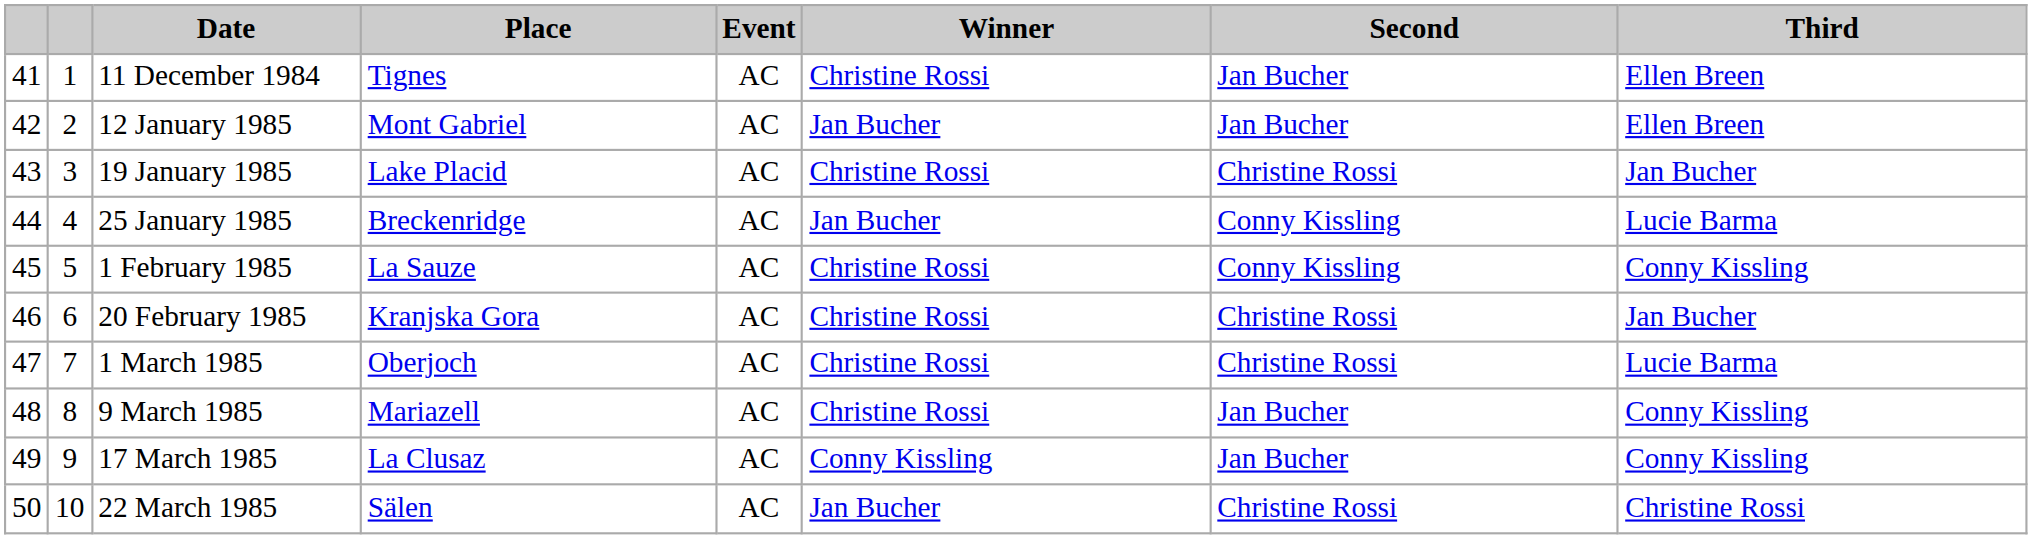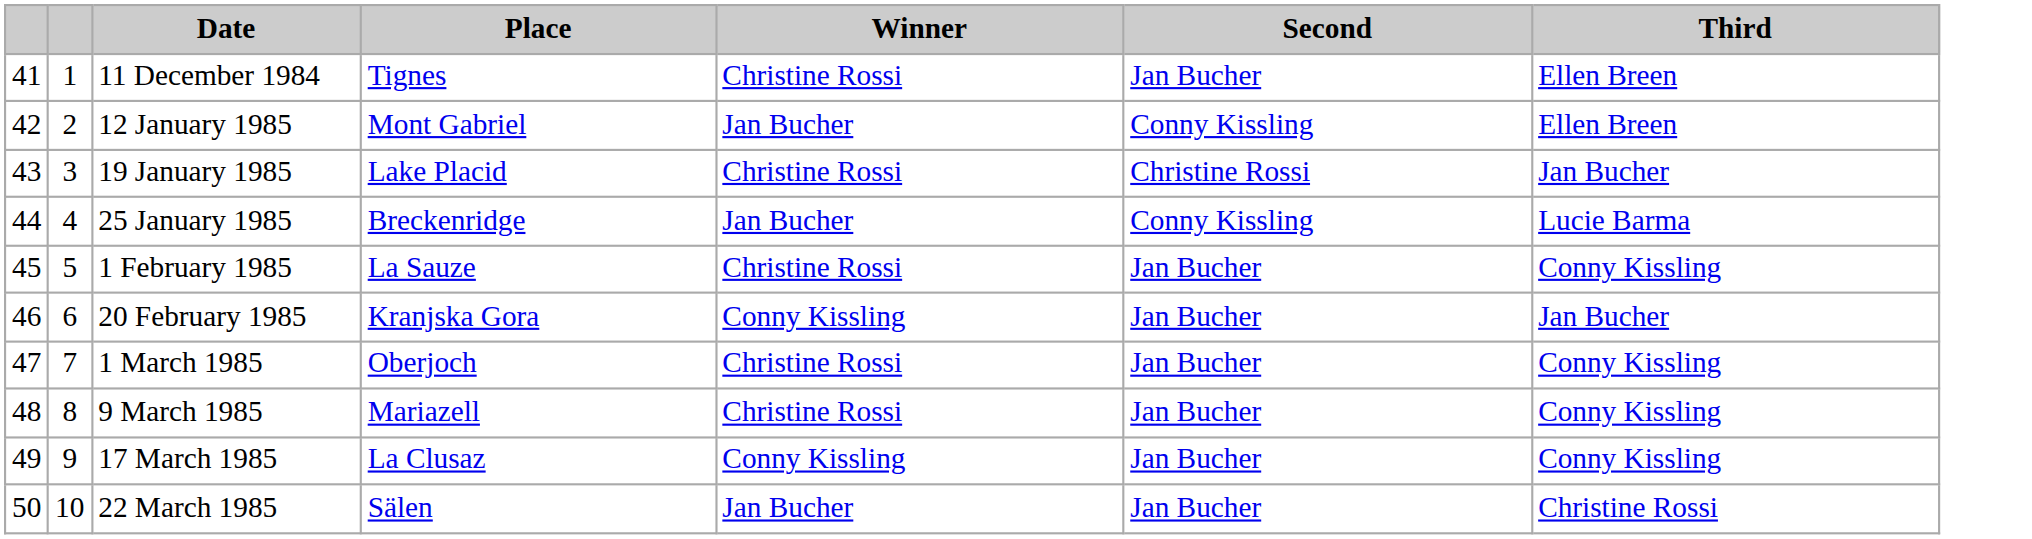- column: (759, 28)
(1283, 124) Jan Bucher -> (1222, 124) Conny Kissling
(1309, 267) Conny Kissling -> (1196, 267) Jan Bucher
(899, 315) Christine Rossi -> (814, 315) Conny Kissling
(1307, 315) Christine Rossi -> (1196, 315) Jan Bucher
(1307, 363) Christine Rossi -> (1196, 363) Jan Bucher
(1701, 363) Lucie Barma -> (1630, 363) Conny Kissling
(1307, 507) Christine Rossi -> (1196, 507) Jan Bucher
